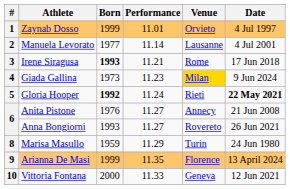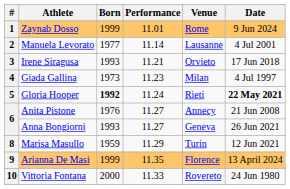(200, 29) Orvieto -> (197, 29) Rome
(255, 29) 4 Jul 1997 -> (255, 29) 9 Jun 2024
(110, 62) bold -> (110, 62) normal
(197, 62) Rome -> (200, 62) Orvieto
(197, 78) gold background -> (197, 78) no background
(255, 78) 9 Jun 2024 -> (255, 78) 4 Jul 1997
(203, 127) Rovereto -> (200, 127) Geneva
(255, 144) 24 Jun 1980 -> (255, 144) 12 Jun 2021
(200, 176) Geneva -> (203, 176) Rovereto
(255, 176) 12 Jun 2021 -> (255, 176) 24 Jun 1980
